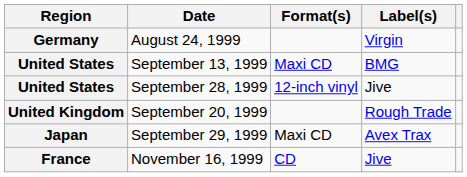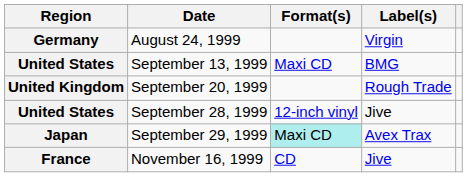rows swapped: (199, 111) <-> (199, 87)
(303, 135) no background -> (303, 135) paleturquoise background
